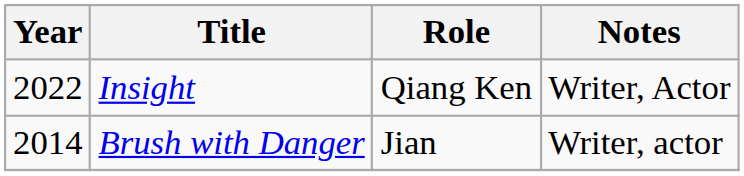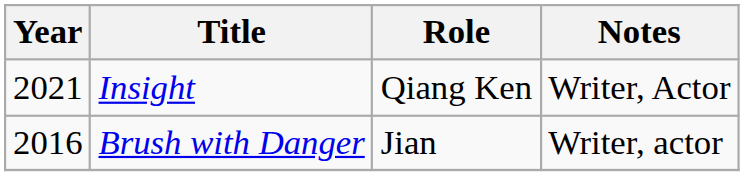(48, 87) 2022 -> (48, 87) 2021
(48, 142) 2014 -> (48, 142) 2016
